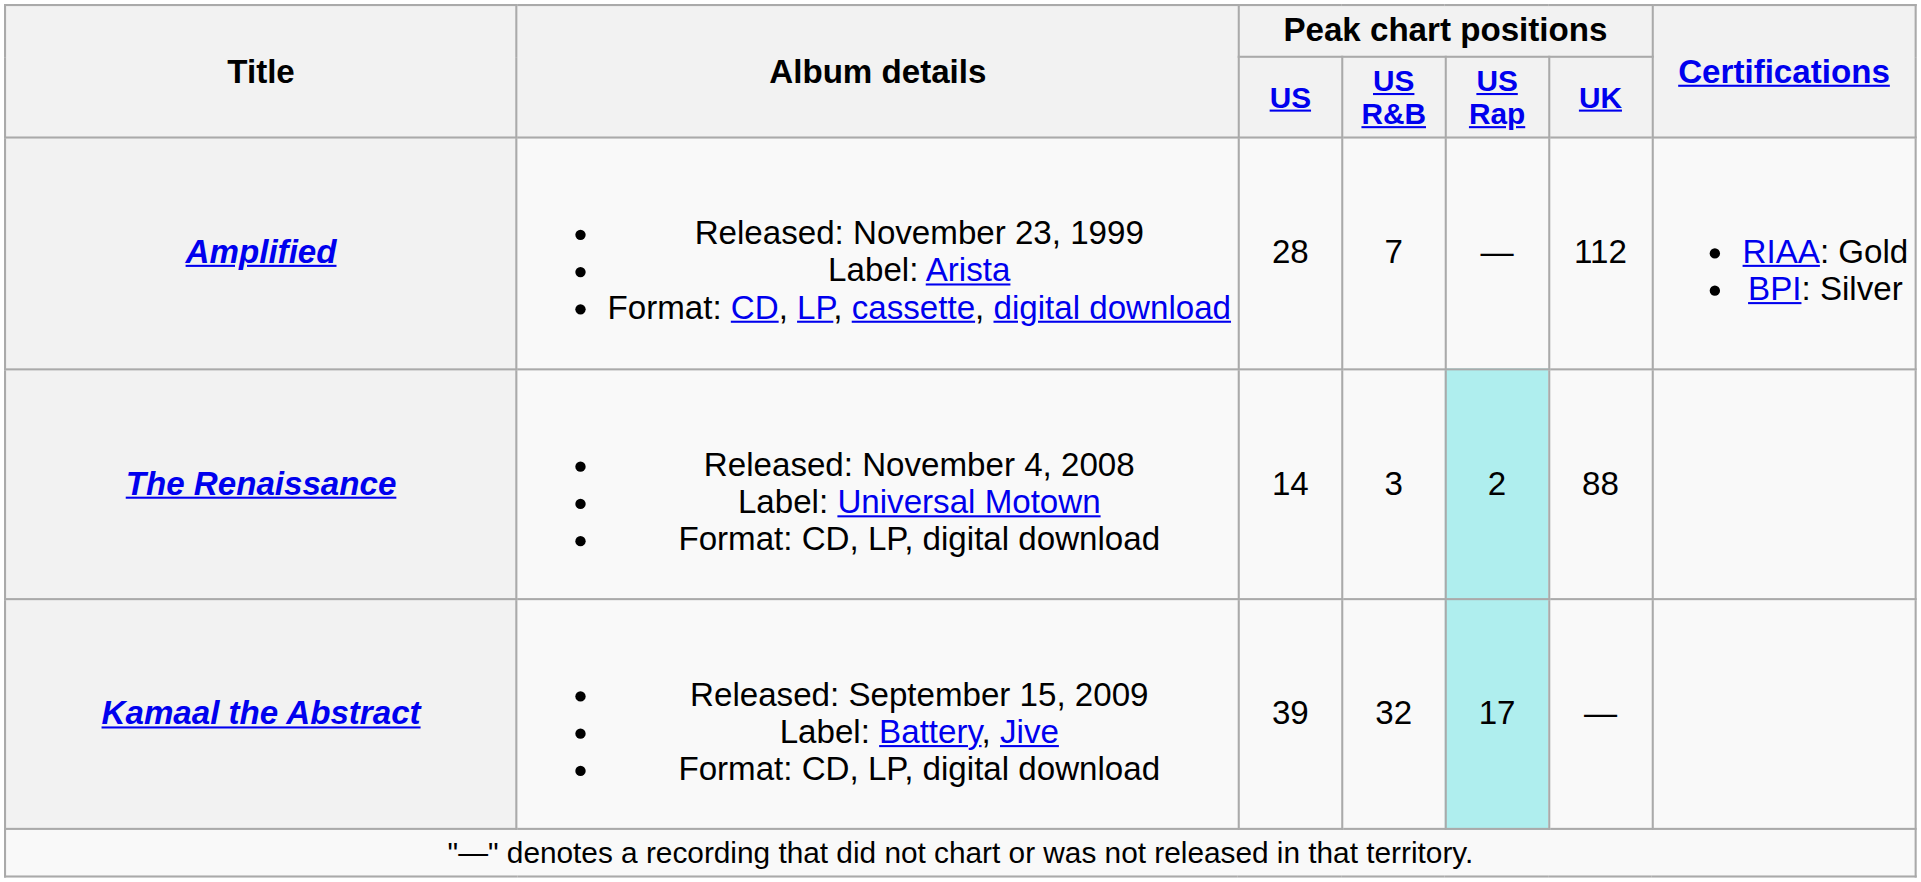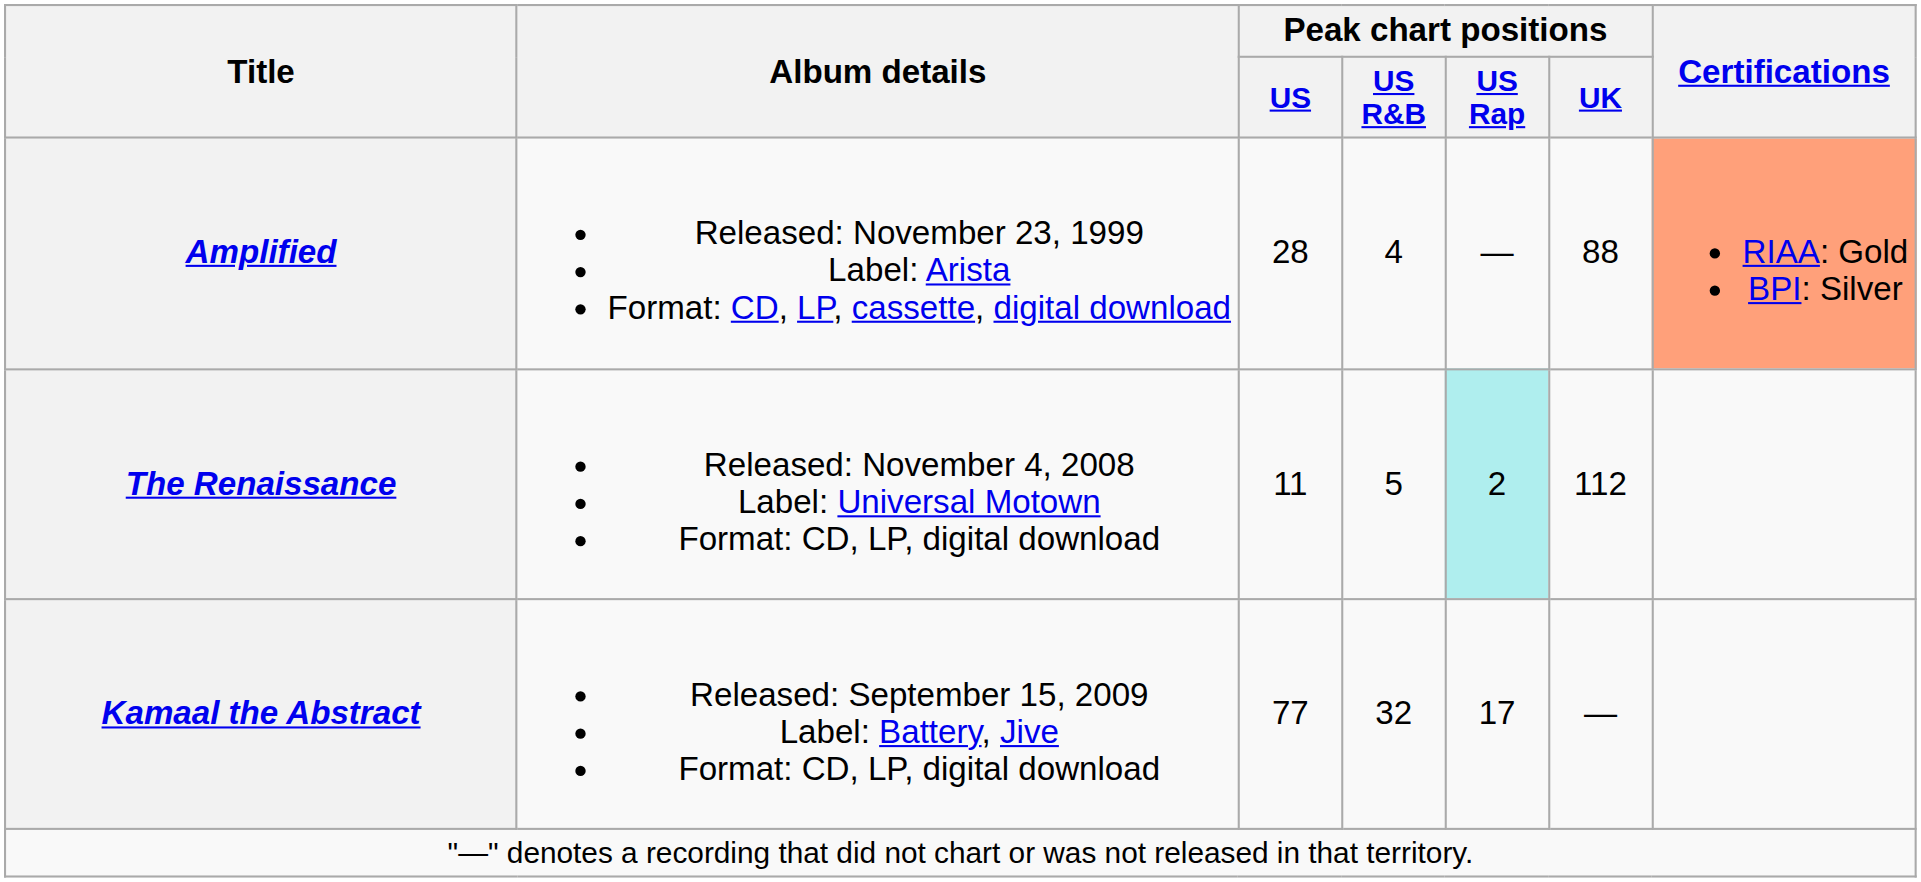(1394, 252) 7 -> (1394, 252) 4
(1600, 252) 112 -> (1600, 252) 88
(1784, 272) no background -> (1784, 272) lightsalmon background
(1290, 483) 14 -> (1290, 483) 11
(1394, 483) 3 -> (1394, 483) 5
(1600, 483) 88 -> (1600, 483) 112
(1290, 713) 39 -> (1290, 713) 77
(1497, 713) paleturquoise background -> (1497, 713) no background
